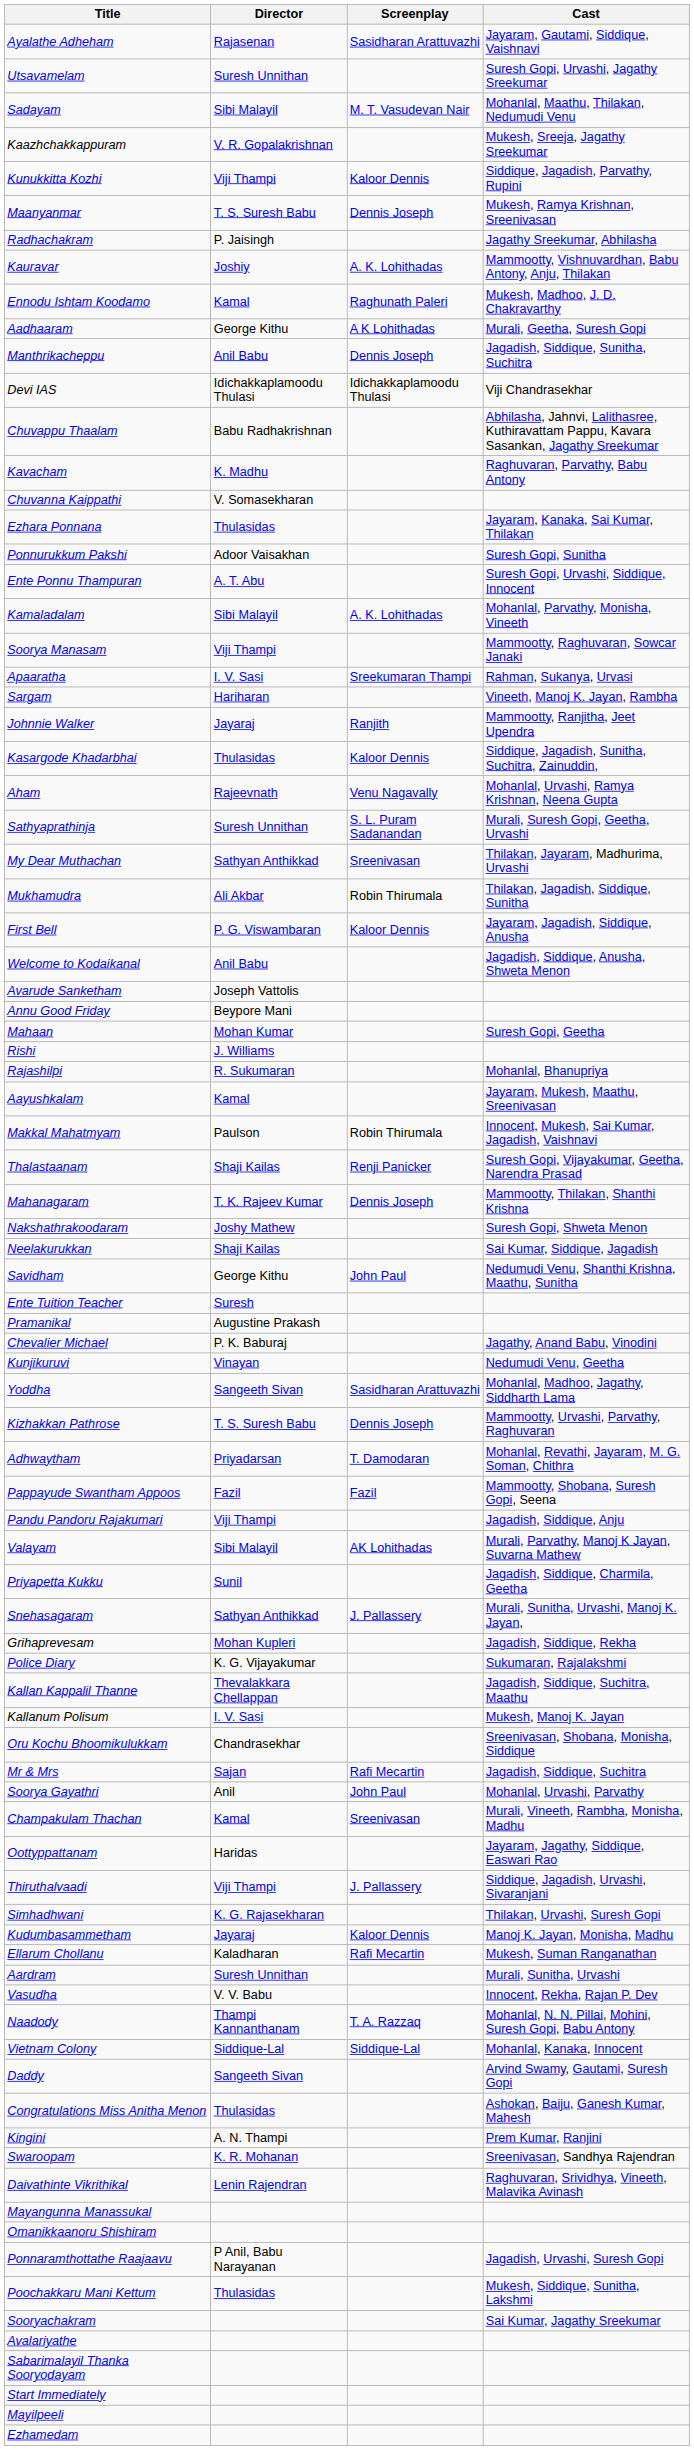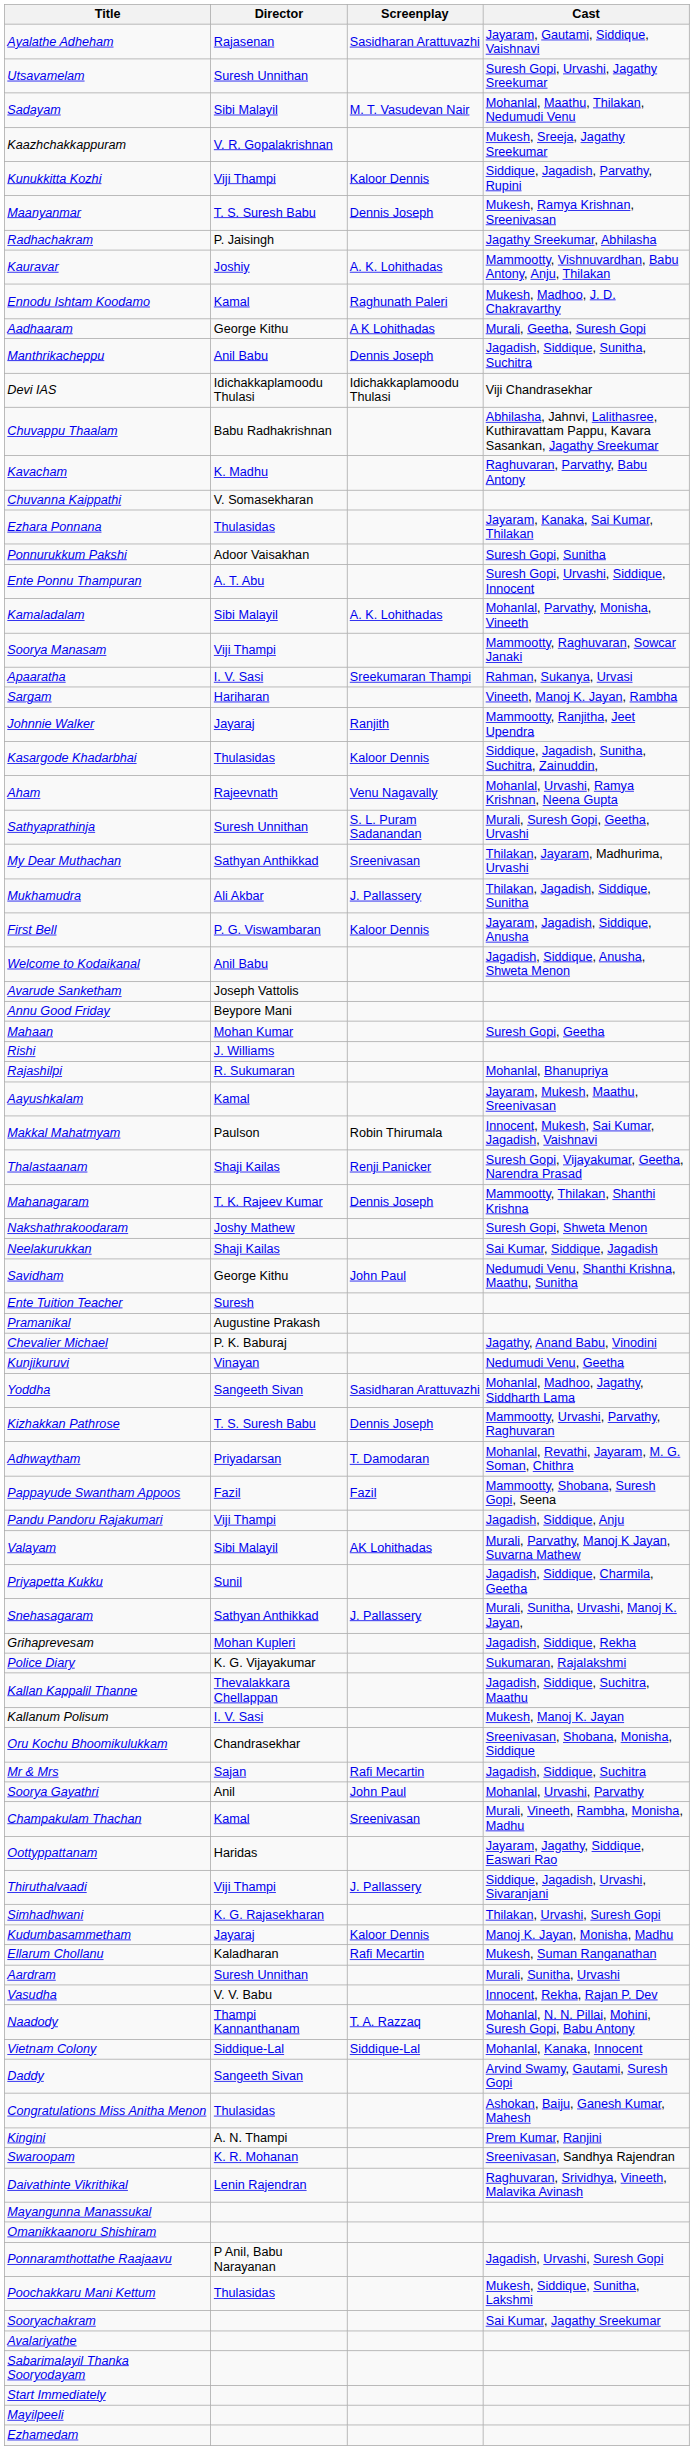(396, 895) Robin Thirumala -> (386, 895) J. Pallassery
